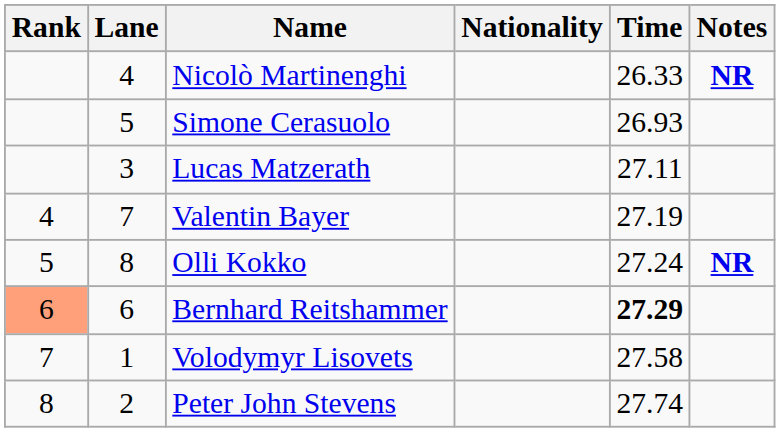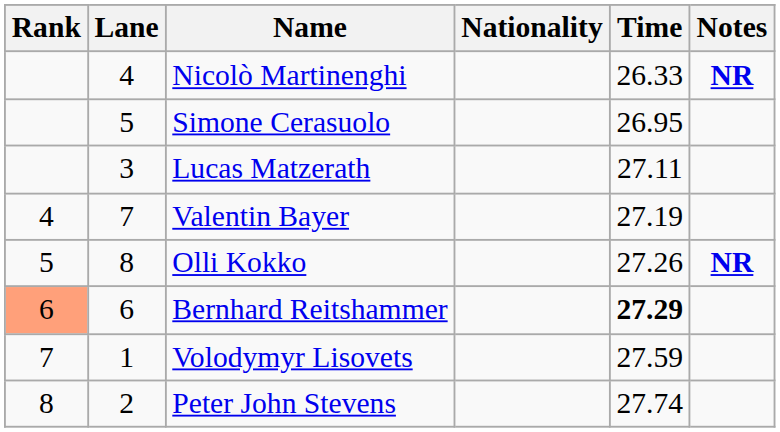(650, 121) 26.93 -> (650, 121) 26.95
(650, 262) 27.24 -> (650, 262) 27.26
(650, 356) 27.58 -> (650, 356) 27.59
